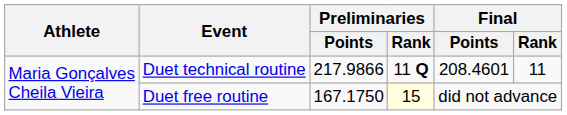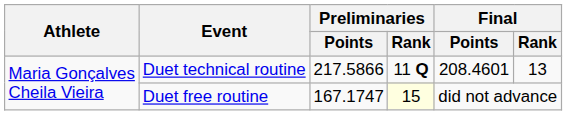(349, 70) 217.9866 -> (349, 70) 217.5866
(537, 70) 11 -> (537, 70) 13
(349, 97) 167.1750 -> (349, 97) 167.1747
